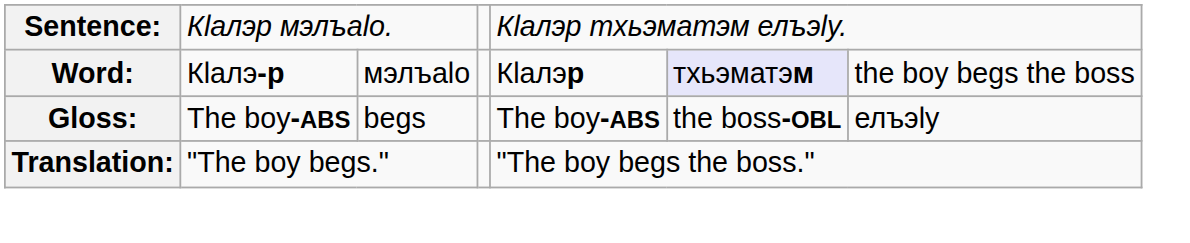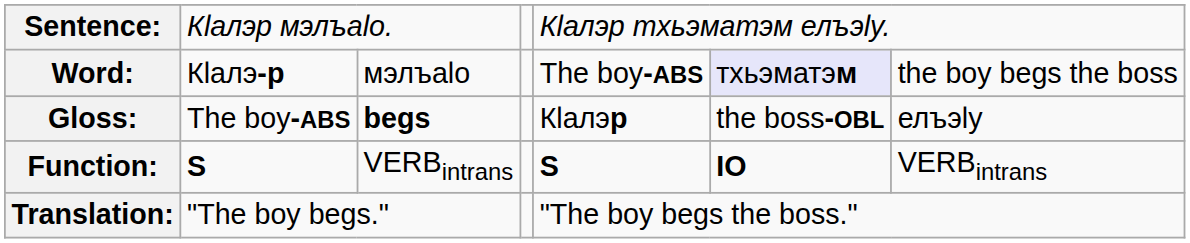(540, 72) Кӏалэр -> (621, 72) The boy-ABS
(395, 118) normal -> (397, 118) bold
(578, 118) The boy-ABS -> (584, 118) Кӏалэр
+ row: (93, 166)
